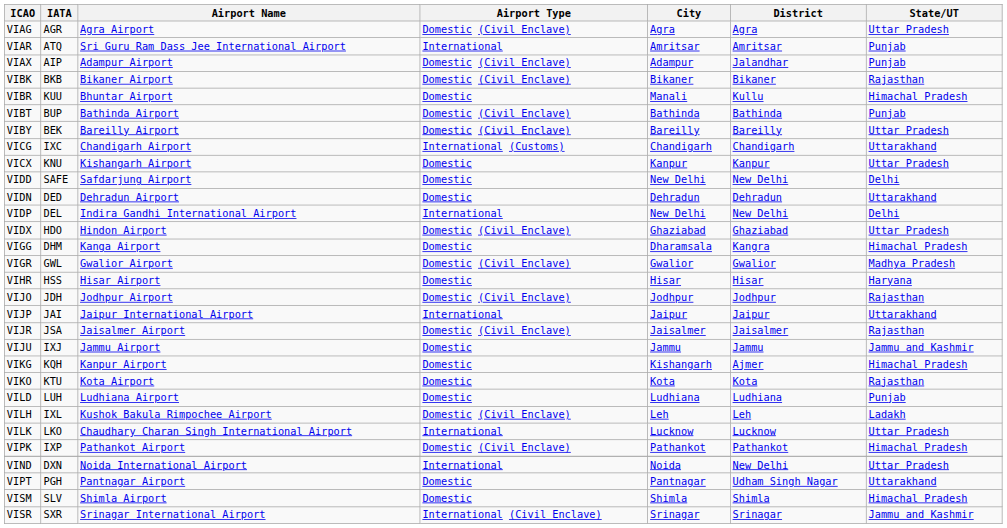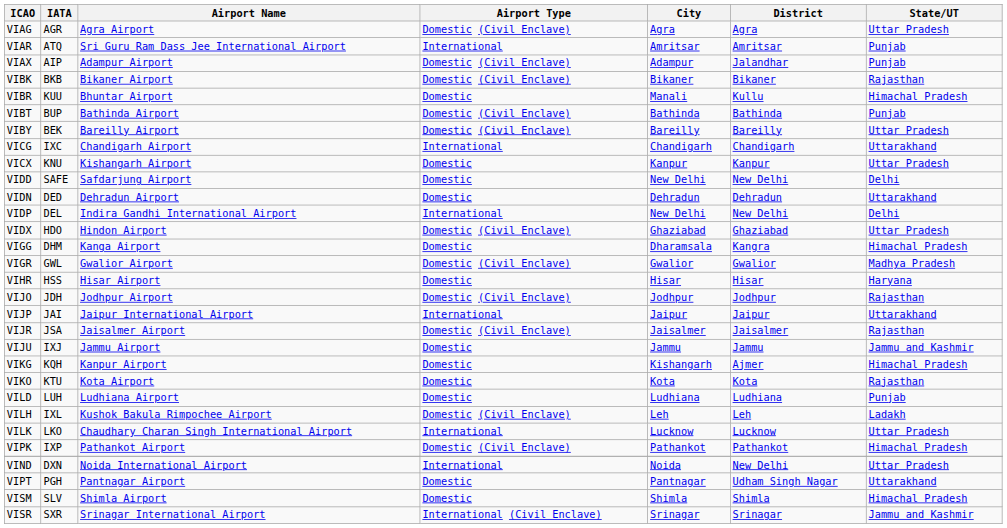(494, 147) International (Customs) -> (463, 147) International
